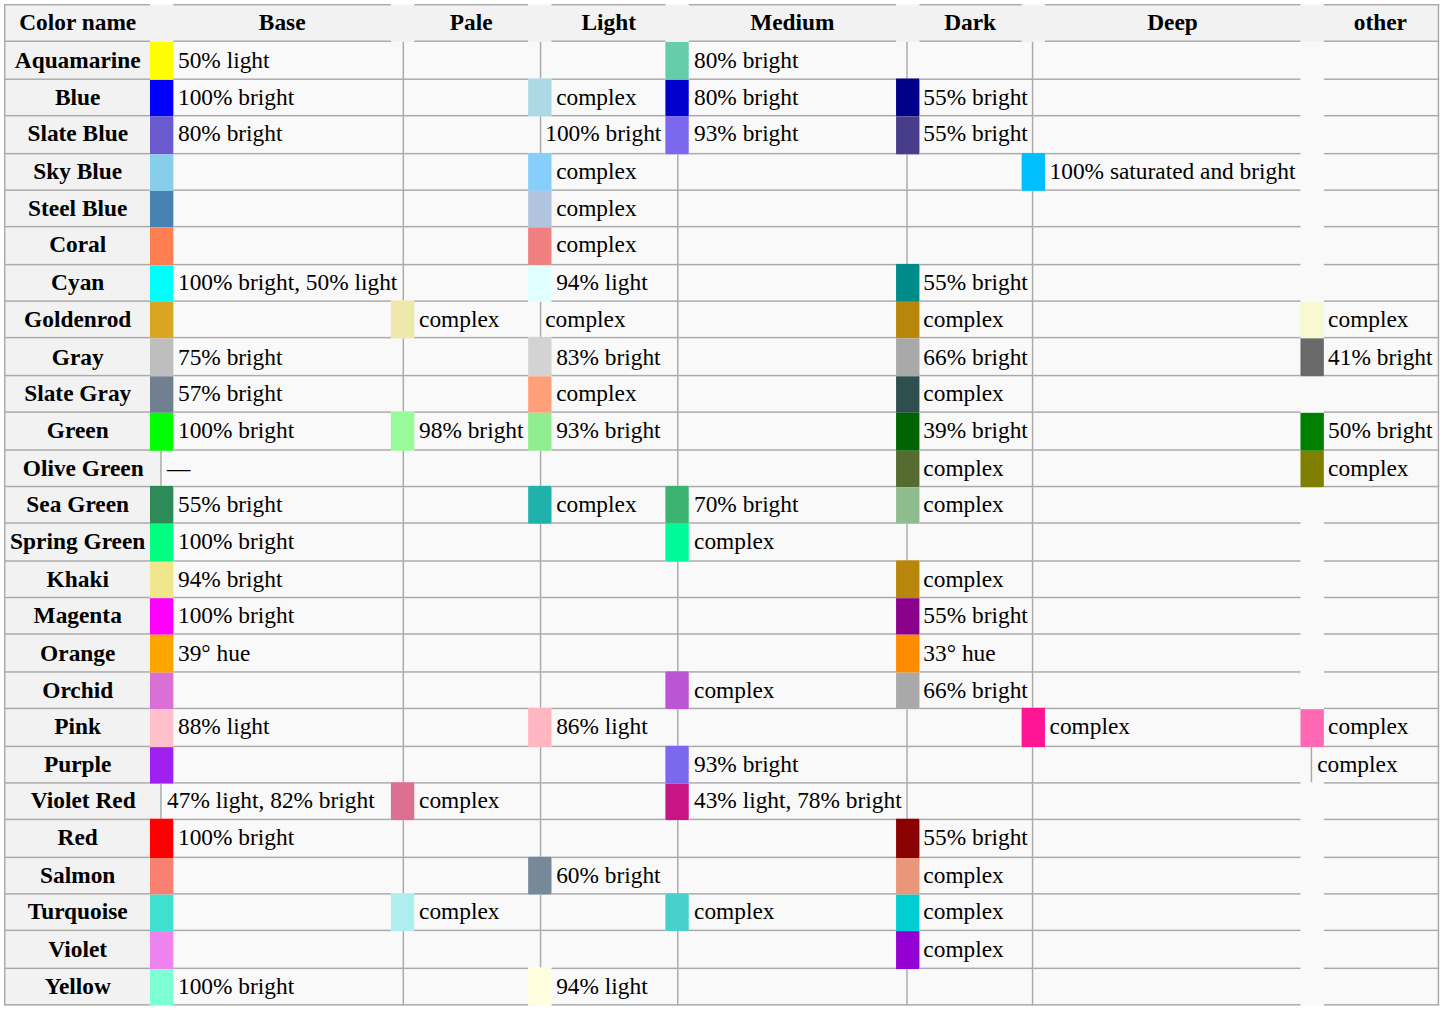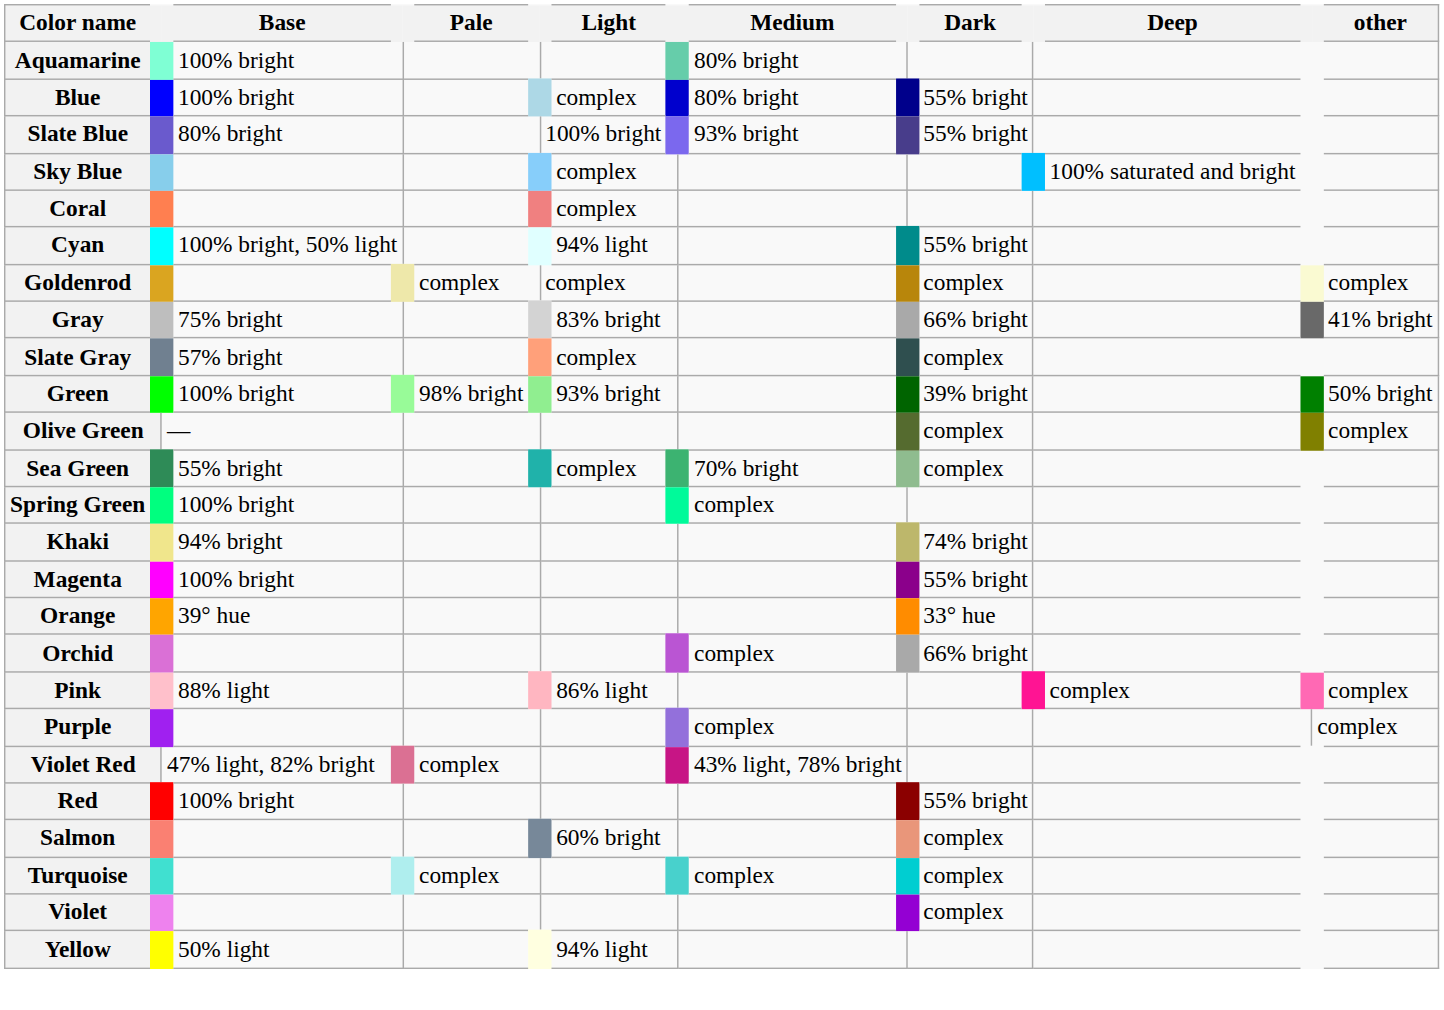(224, 60) 50% light -> (236, 60) 100% bright
- row: (78, 208)
(964, 578) complex -> (976, 541) 74% bright
(746, 763) 93% bright -> (734, 726) complex
(236, 986) 100% bright -> (224, 949) 50% light
